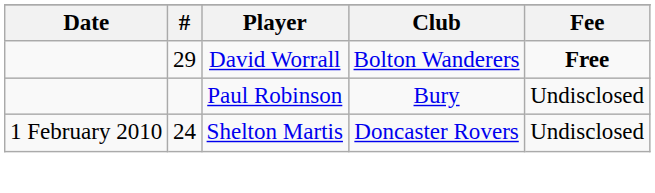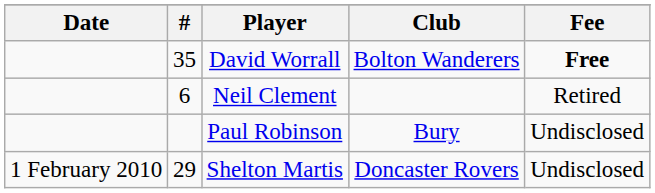(184, 59) 29 -> (184, 59) 35
+ row: (275, 95)
(184, 132) 24 -> (184, 168) 29
